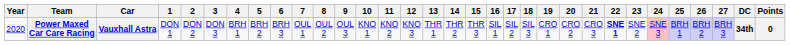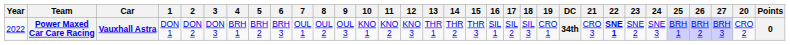columns swapped: (571, 11) <-> (745, 11)
(16, 28) 2020 -> (16, 28) 2022
(658, 28) pink background -> (657, 28) no background
